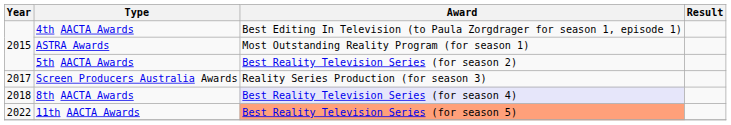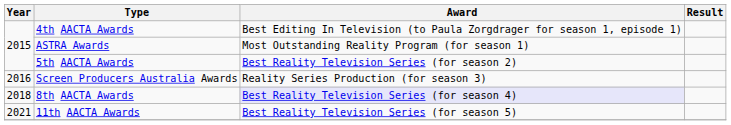(19, 79) 2017 -> (19, 79) 2016
(19, 112) 2022 -> (19, 112) 2021
(380, 112) lightsalmon background -> (380, 112) no background
